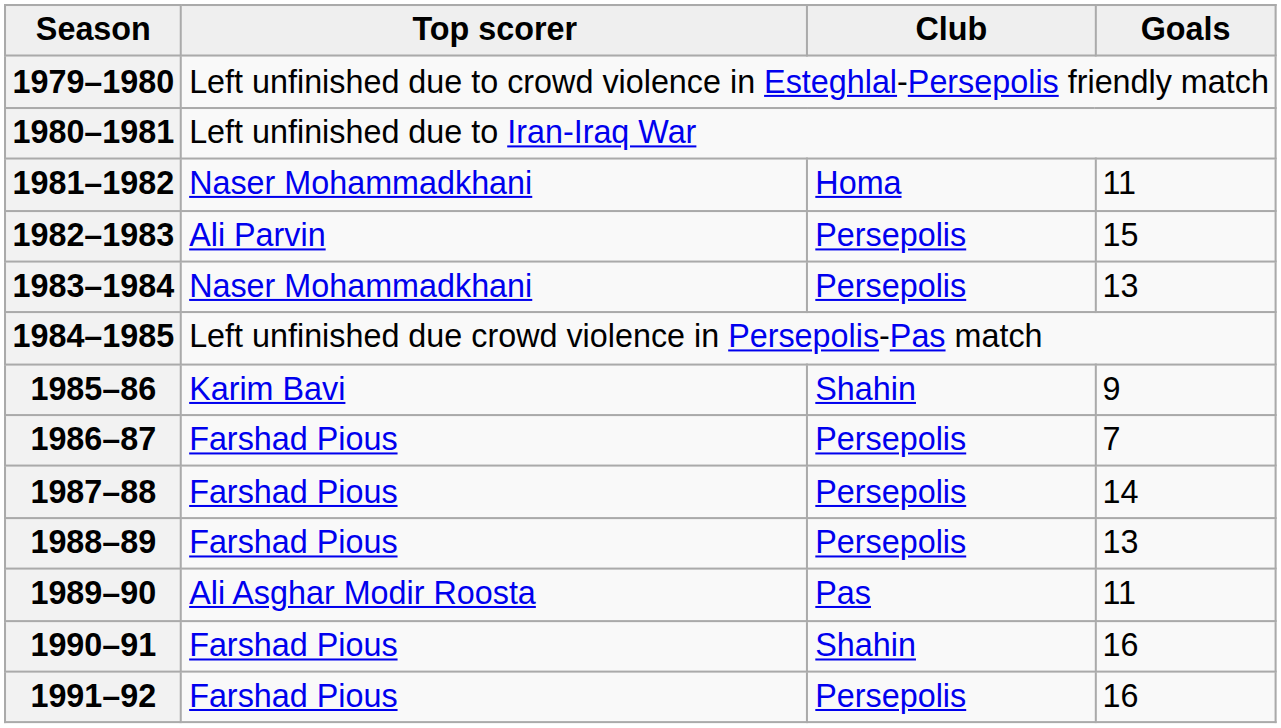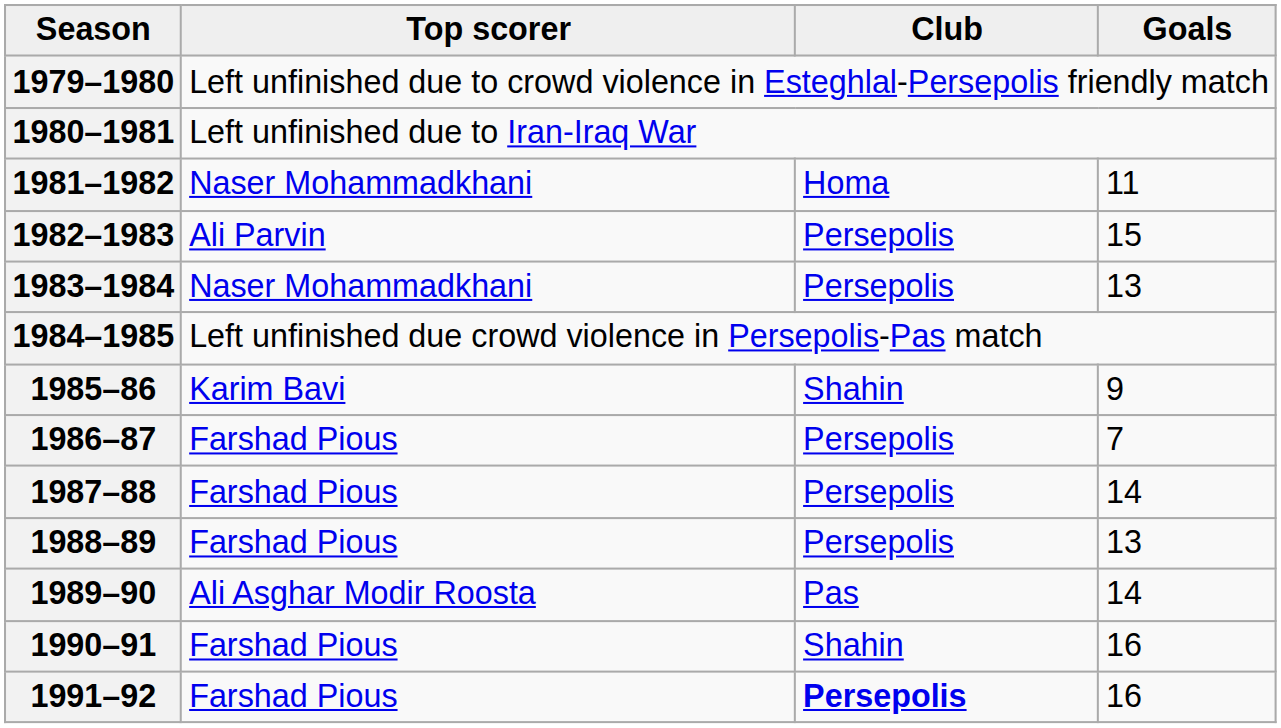(1119, 593) 11 -> (1124, 593) 14
(891, 696) normal -> (885, 696) bold
